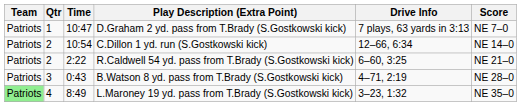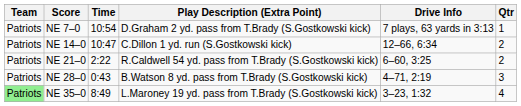columns swapped: (54, 12) <-> (494, 12)
(79, 28) 10:47 -> (104, 28) 10:54
(79, 45) 10:54 -> (104, 45) 10:47
